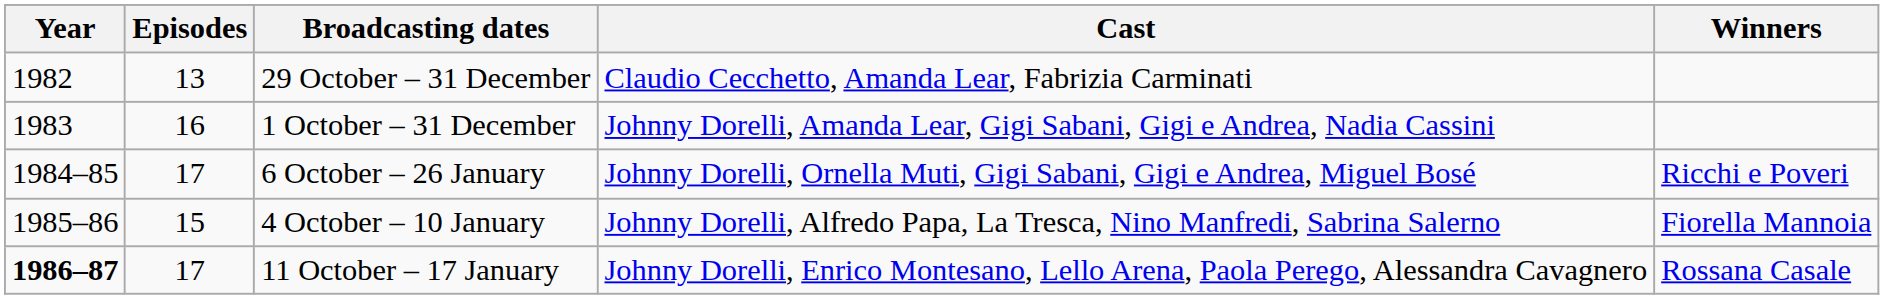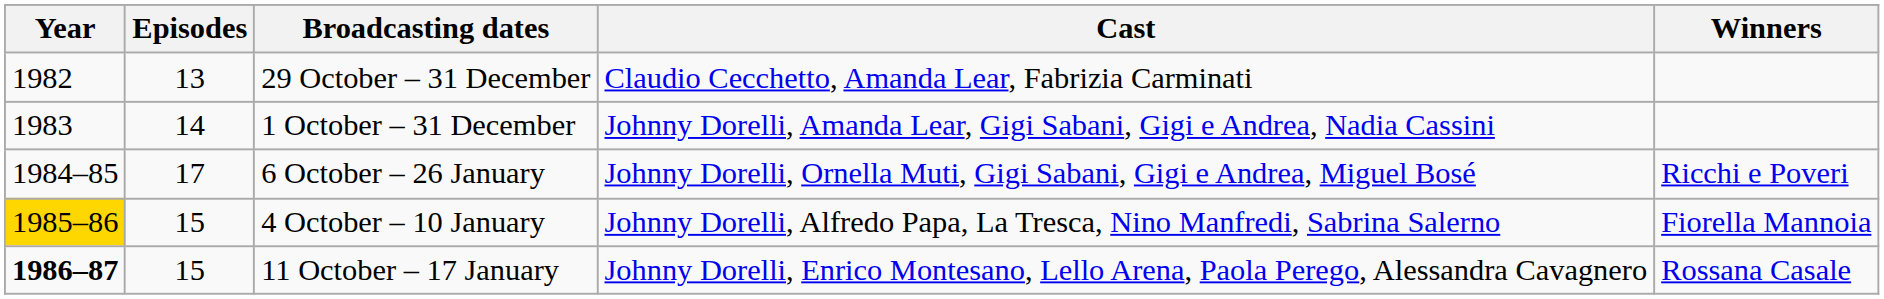(190, 125) 16 -> (190, 125) 14
(65, 221) no background -> (65, 221) gold background
(190, 269) 17 -> (190, 269) 15
